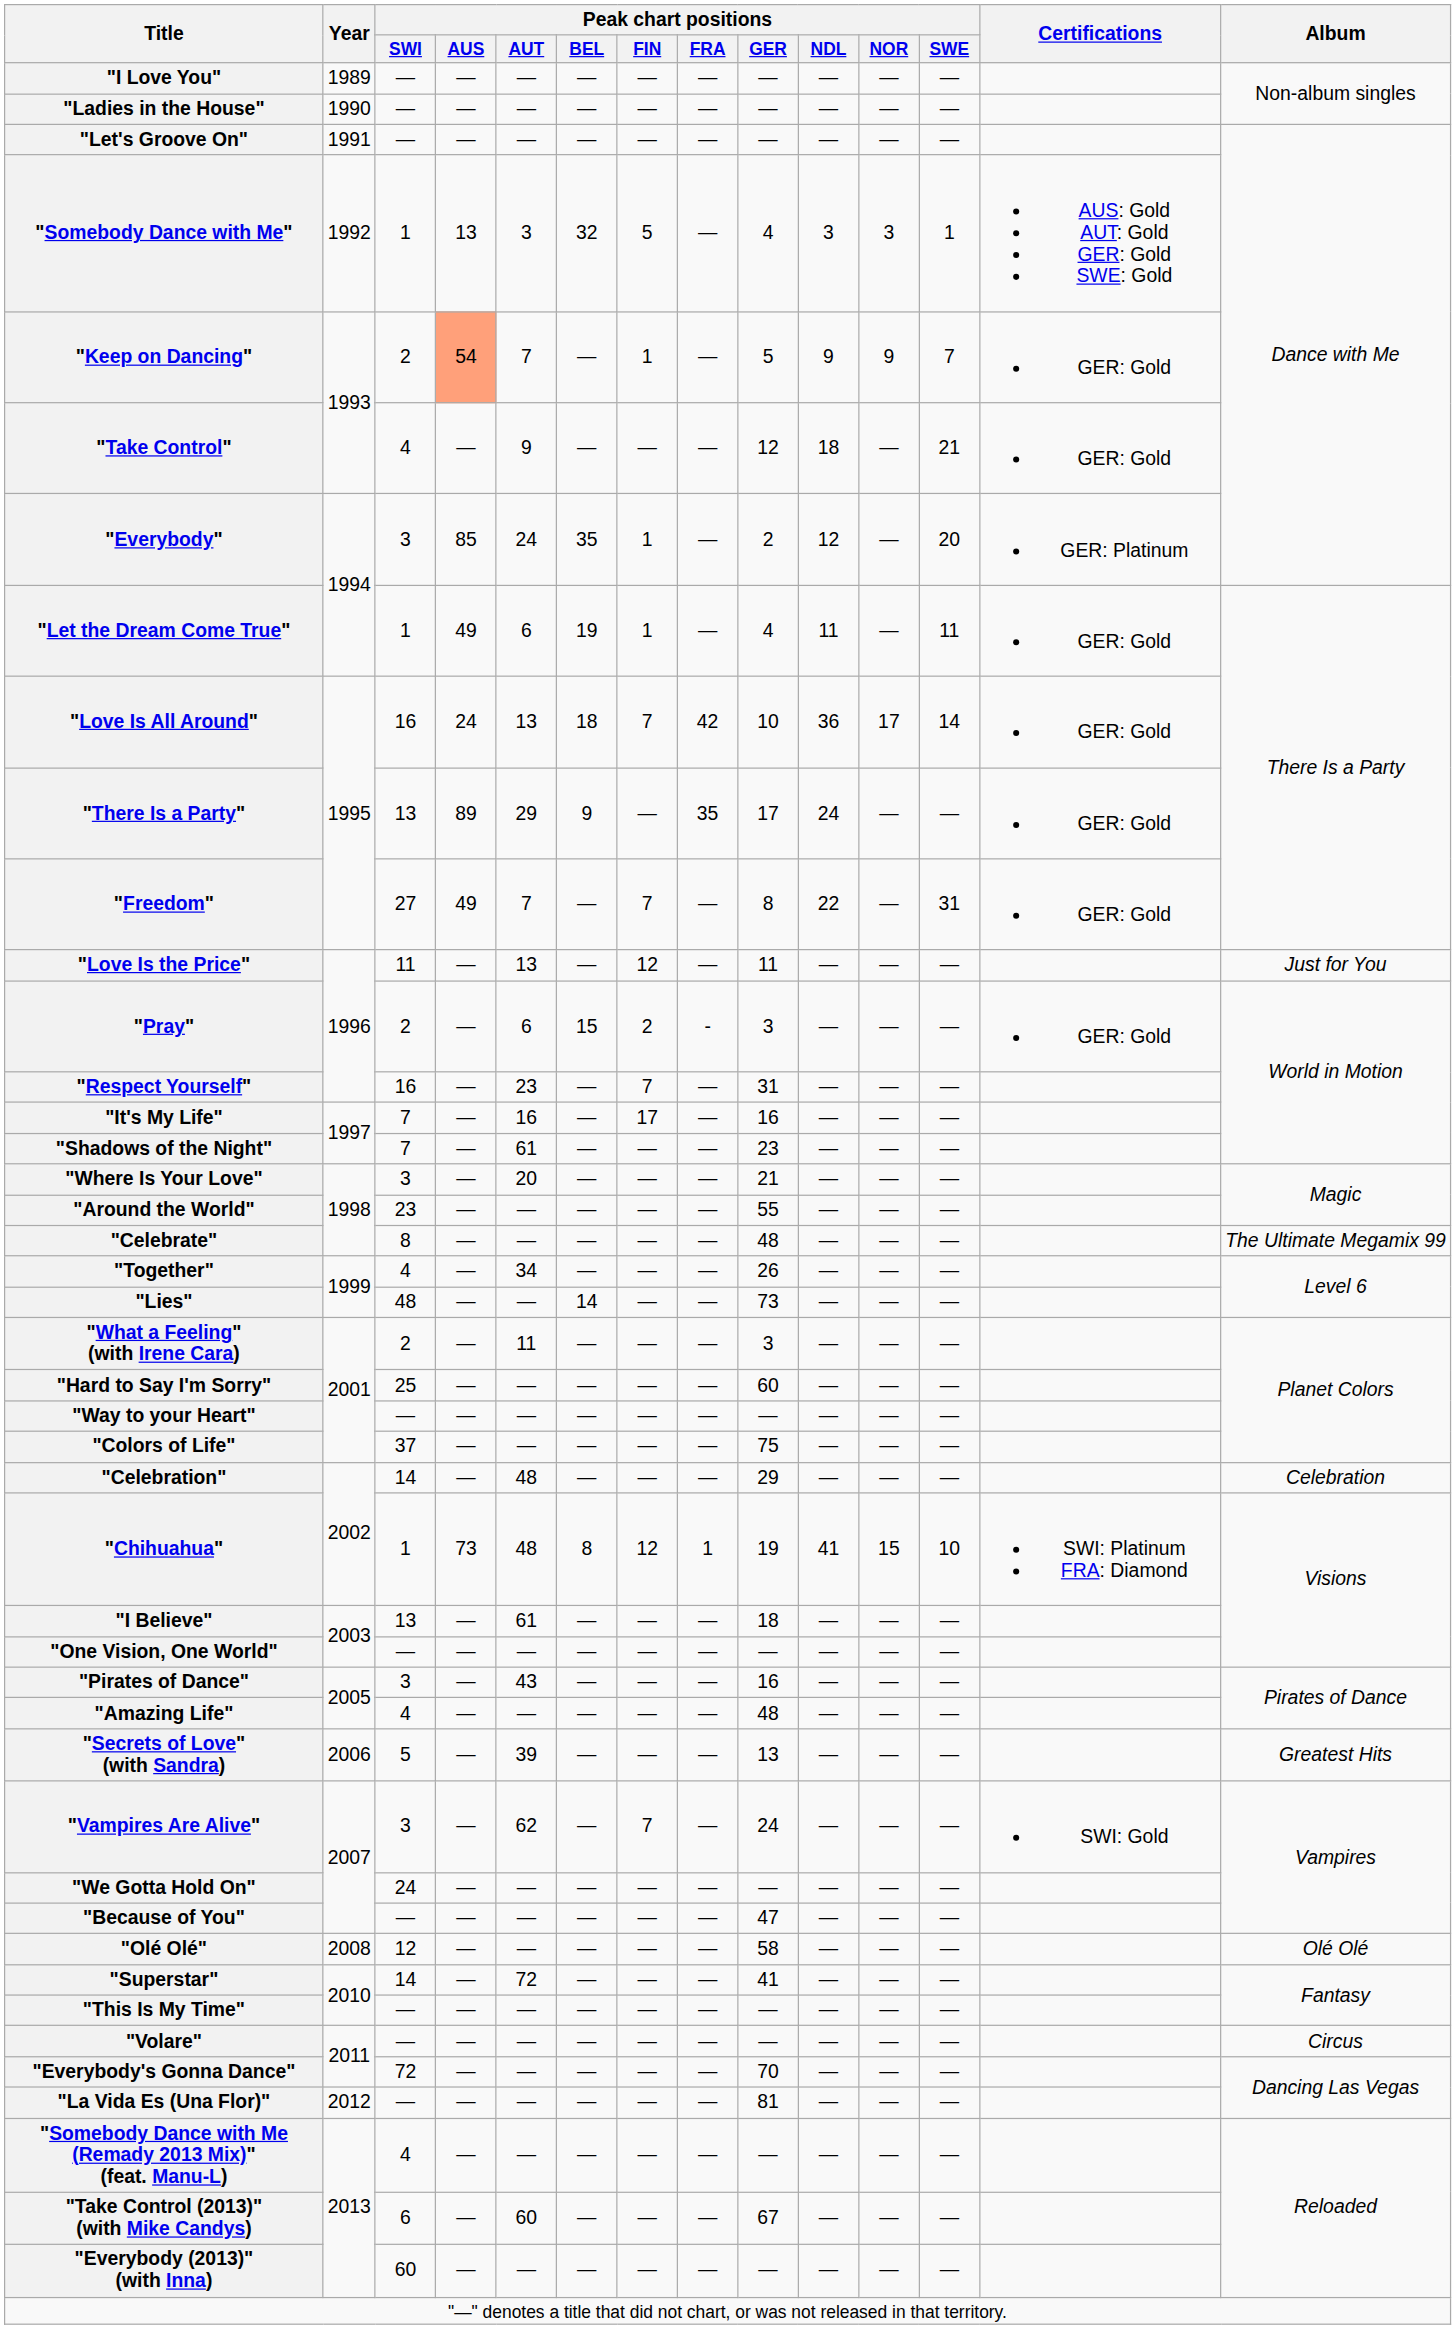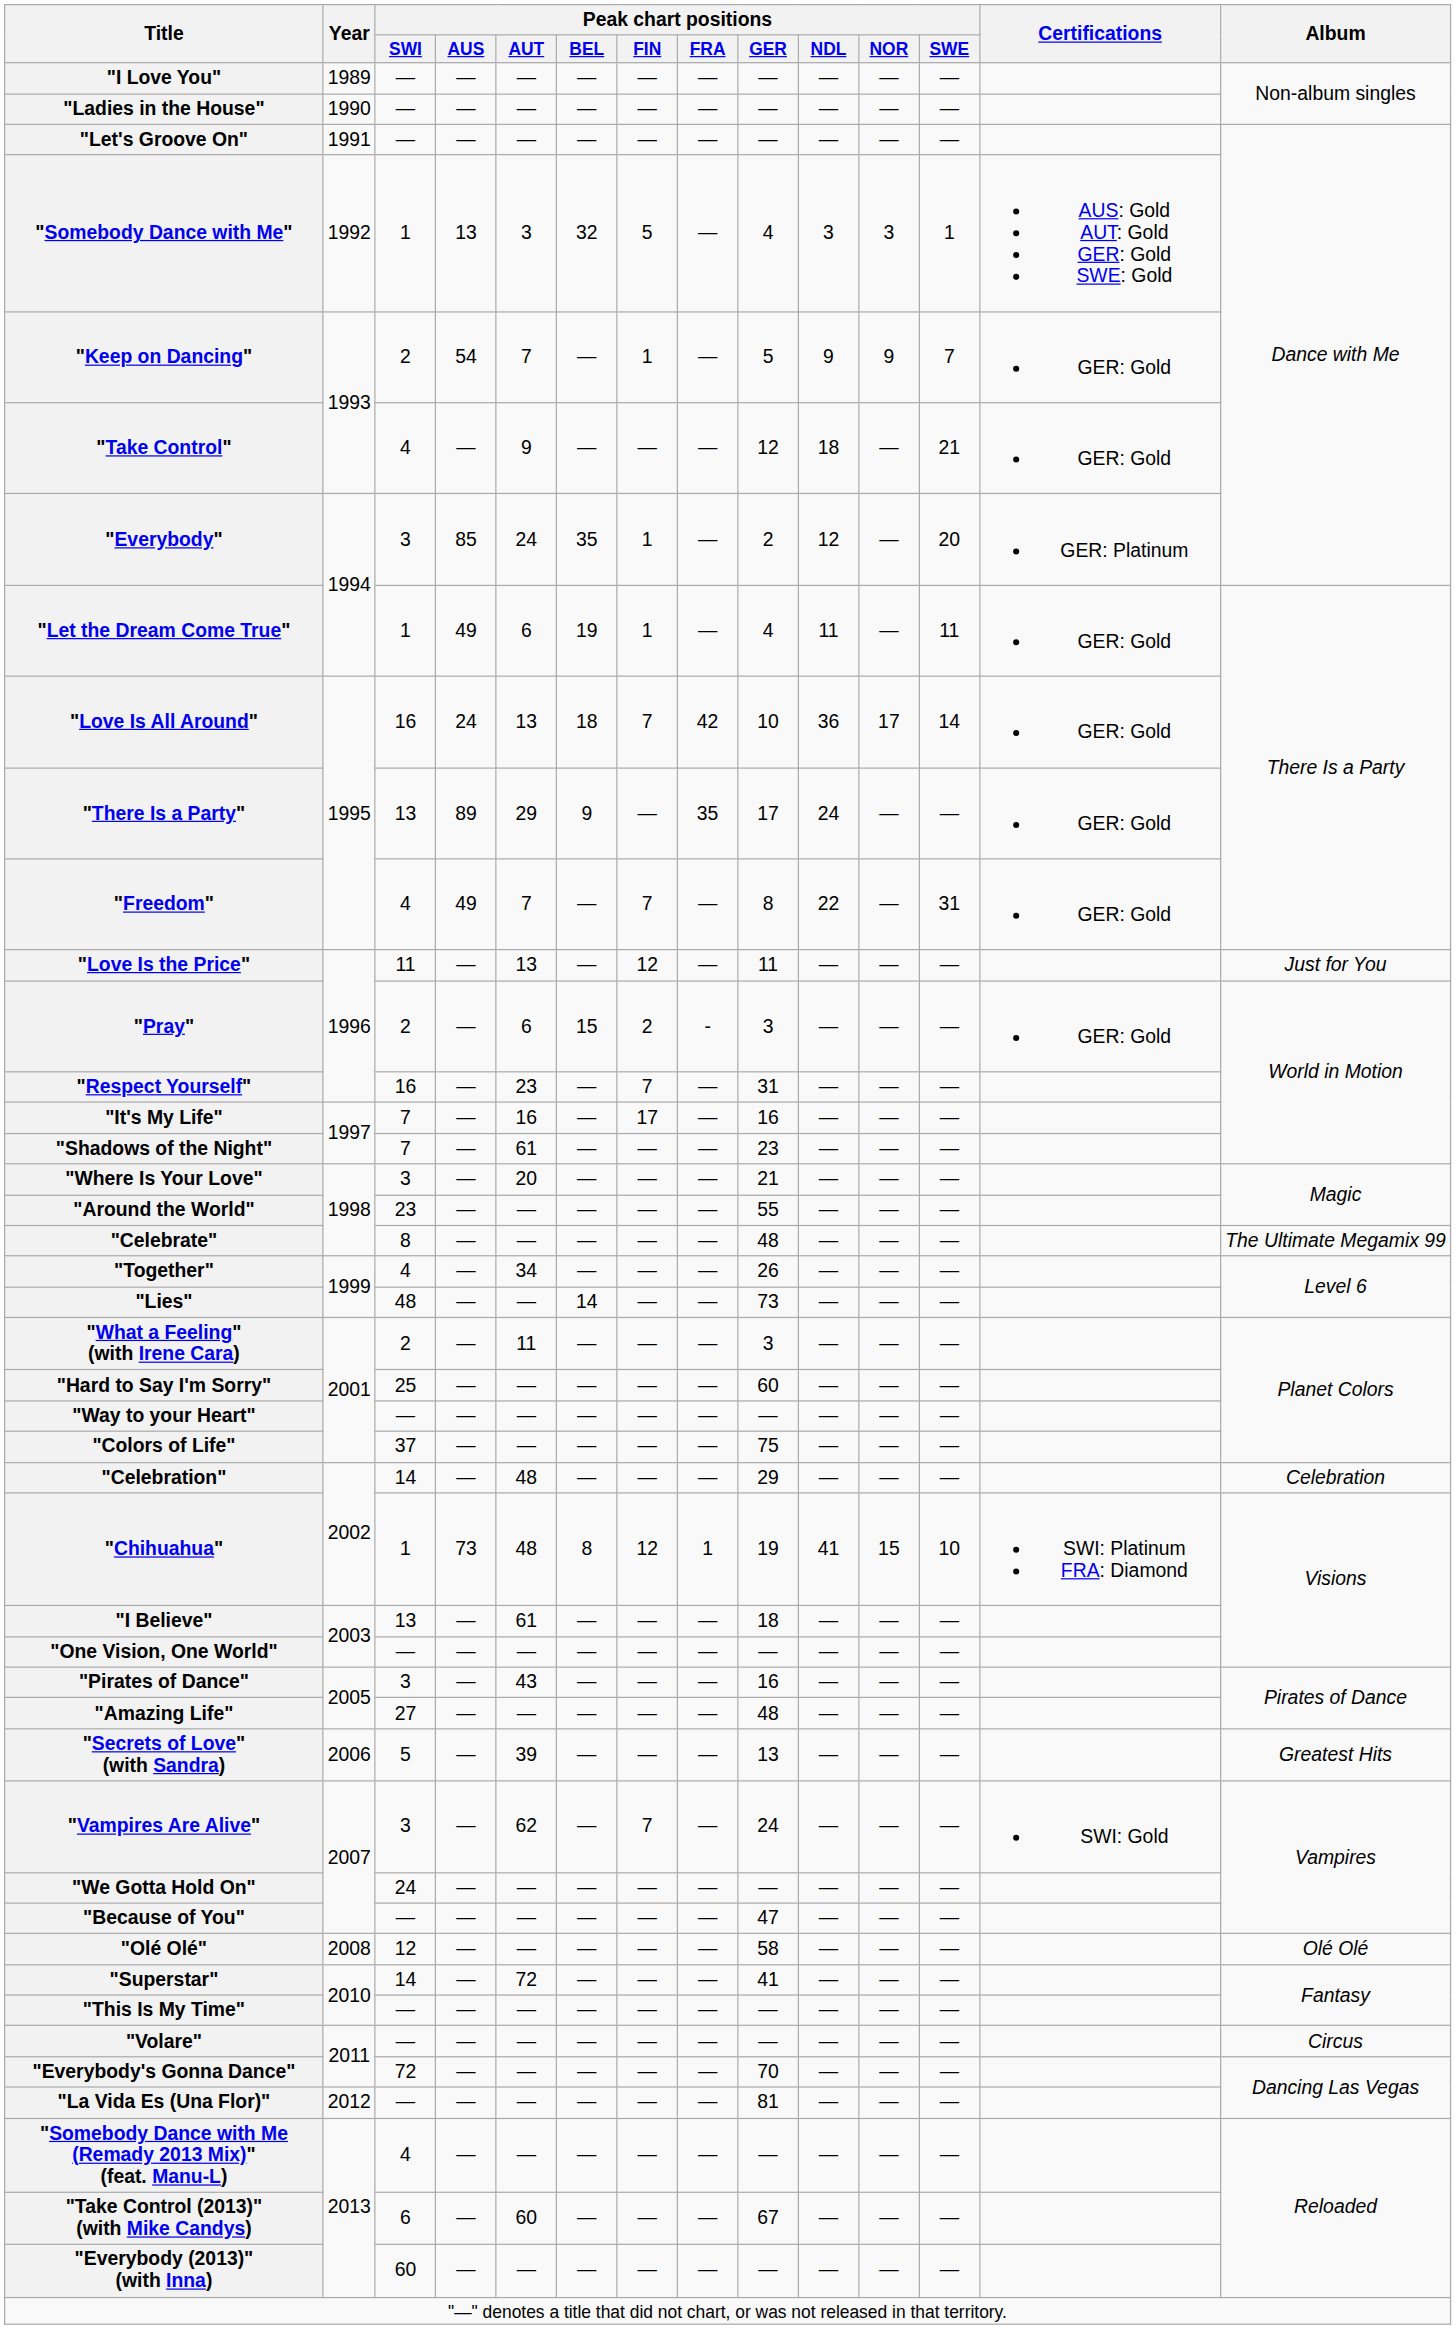(466, 356) lightsalmon background -> (466, 356) no background
(405, 904) 27 -> (405, 904) 4
(405, 1713) 4 -> (405, 1713) 27
